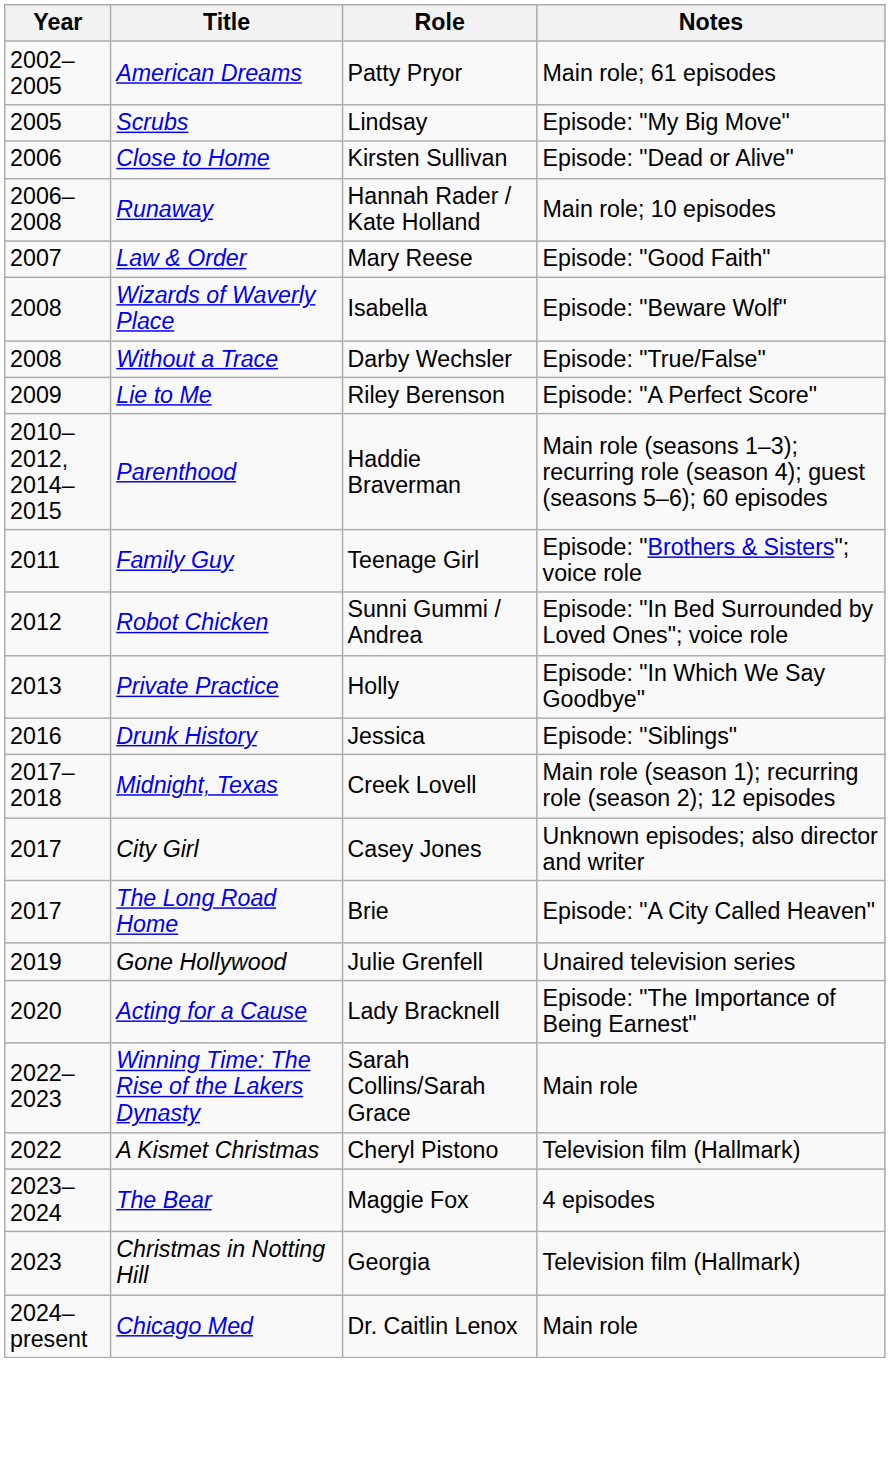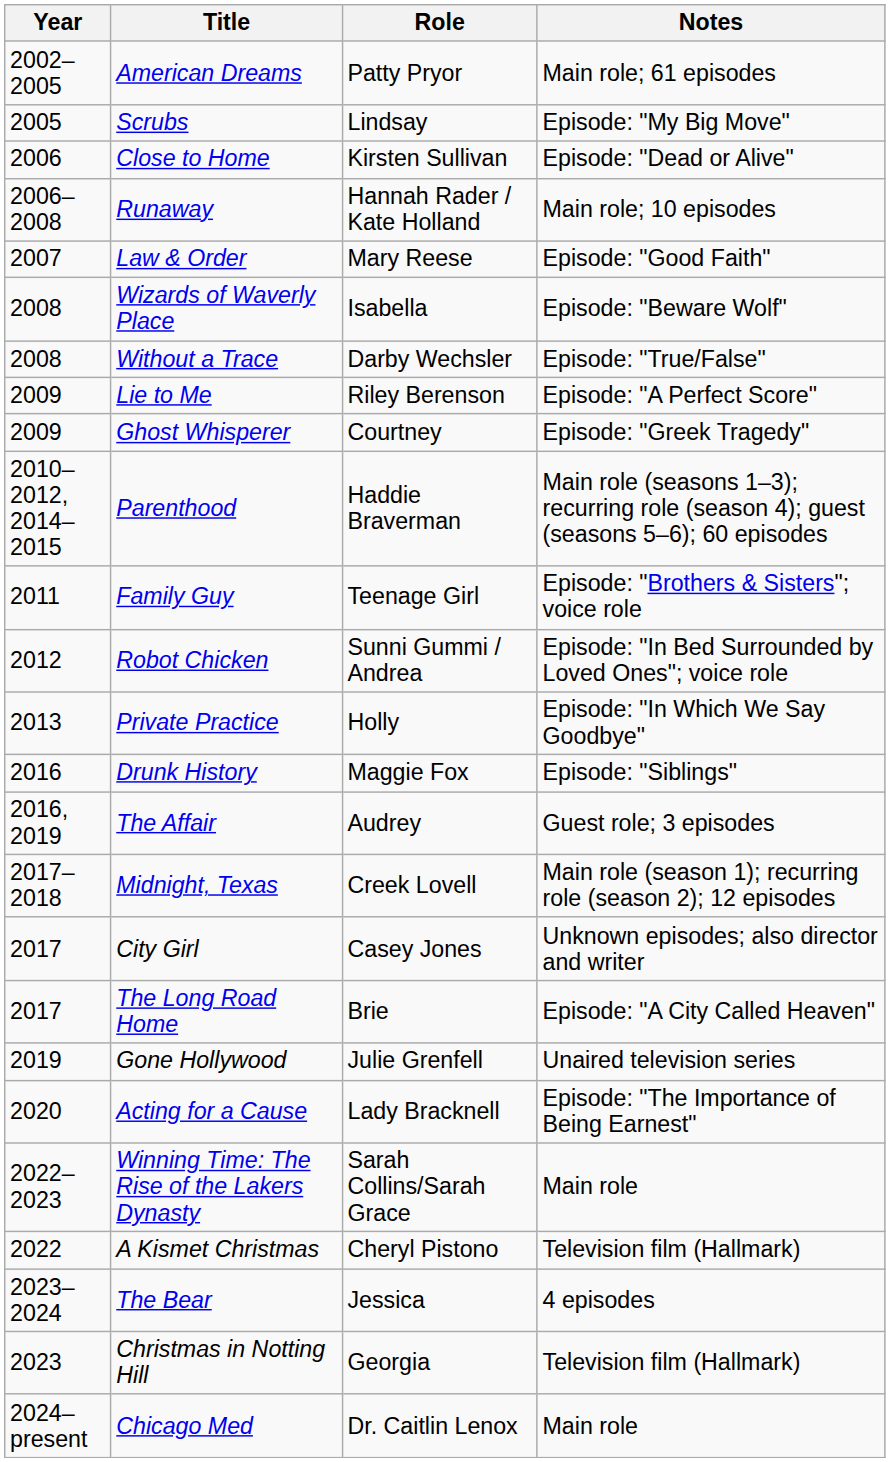+ row: (203, 432)
(386, 736) Jessica -> (408, 772) Maggie Fox
+ row: (166, 822)
(408, 1200) Maggie Fox -> (386, 1299) Jessica
